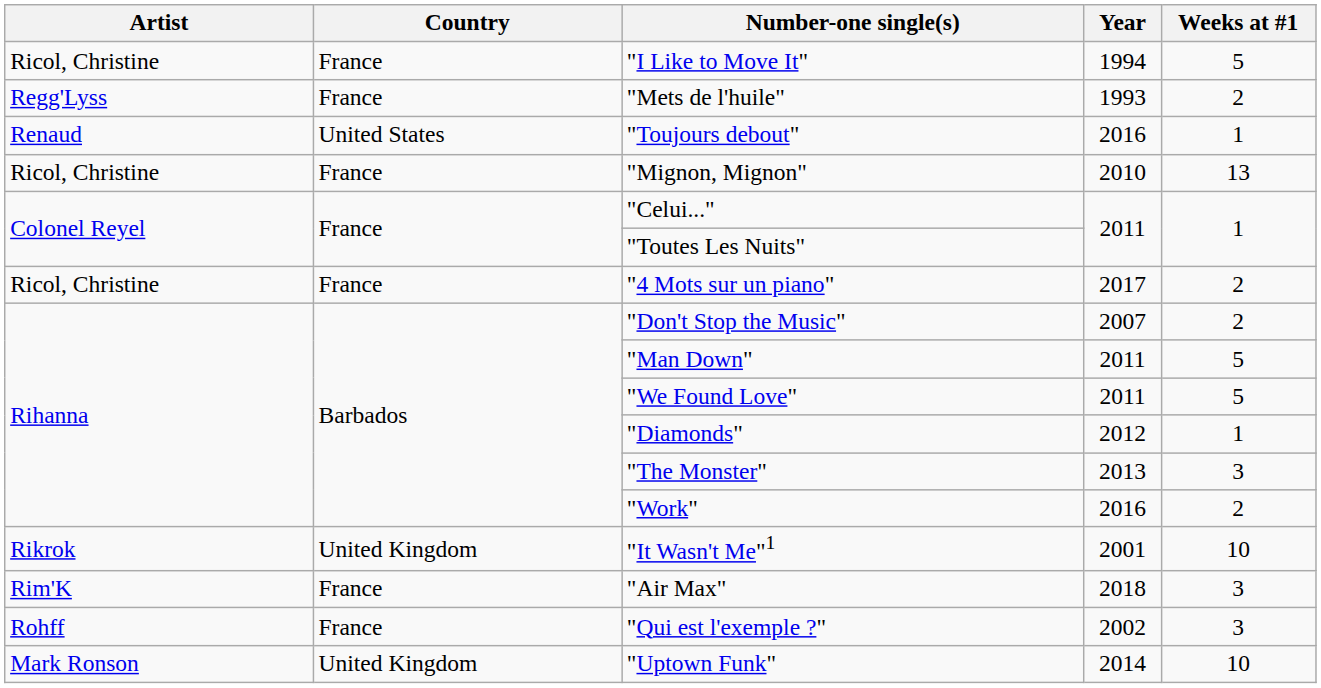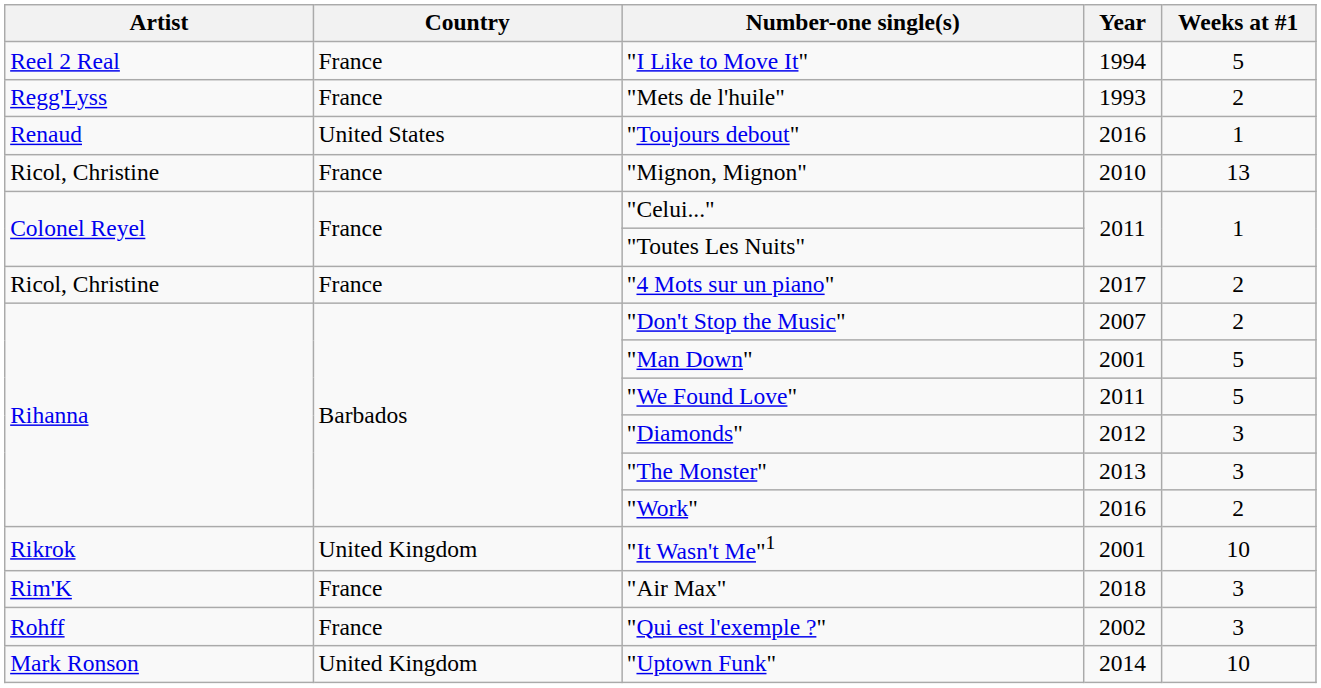(85, 60) Ricol, Christine -> (65, 60) Reel 2 Real
(1123, 358) 2011 -> (1123, 358) 2001
(1238, 433) 1 -> (1238, 433) 3
